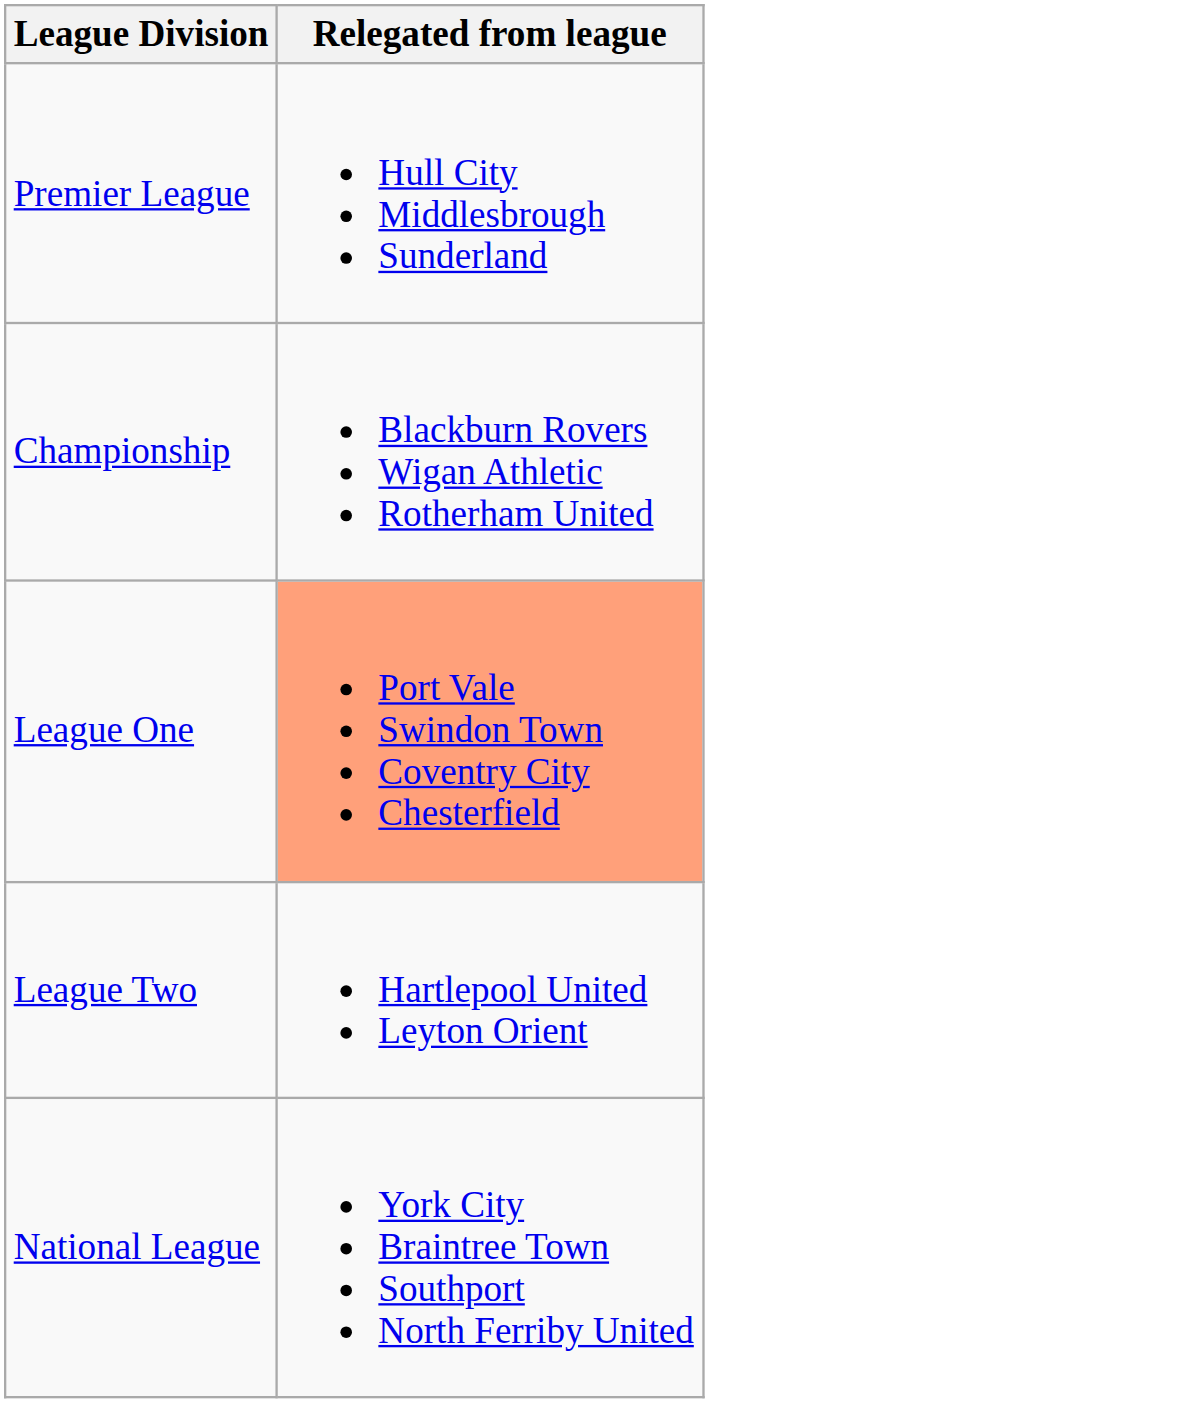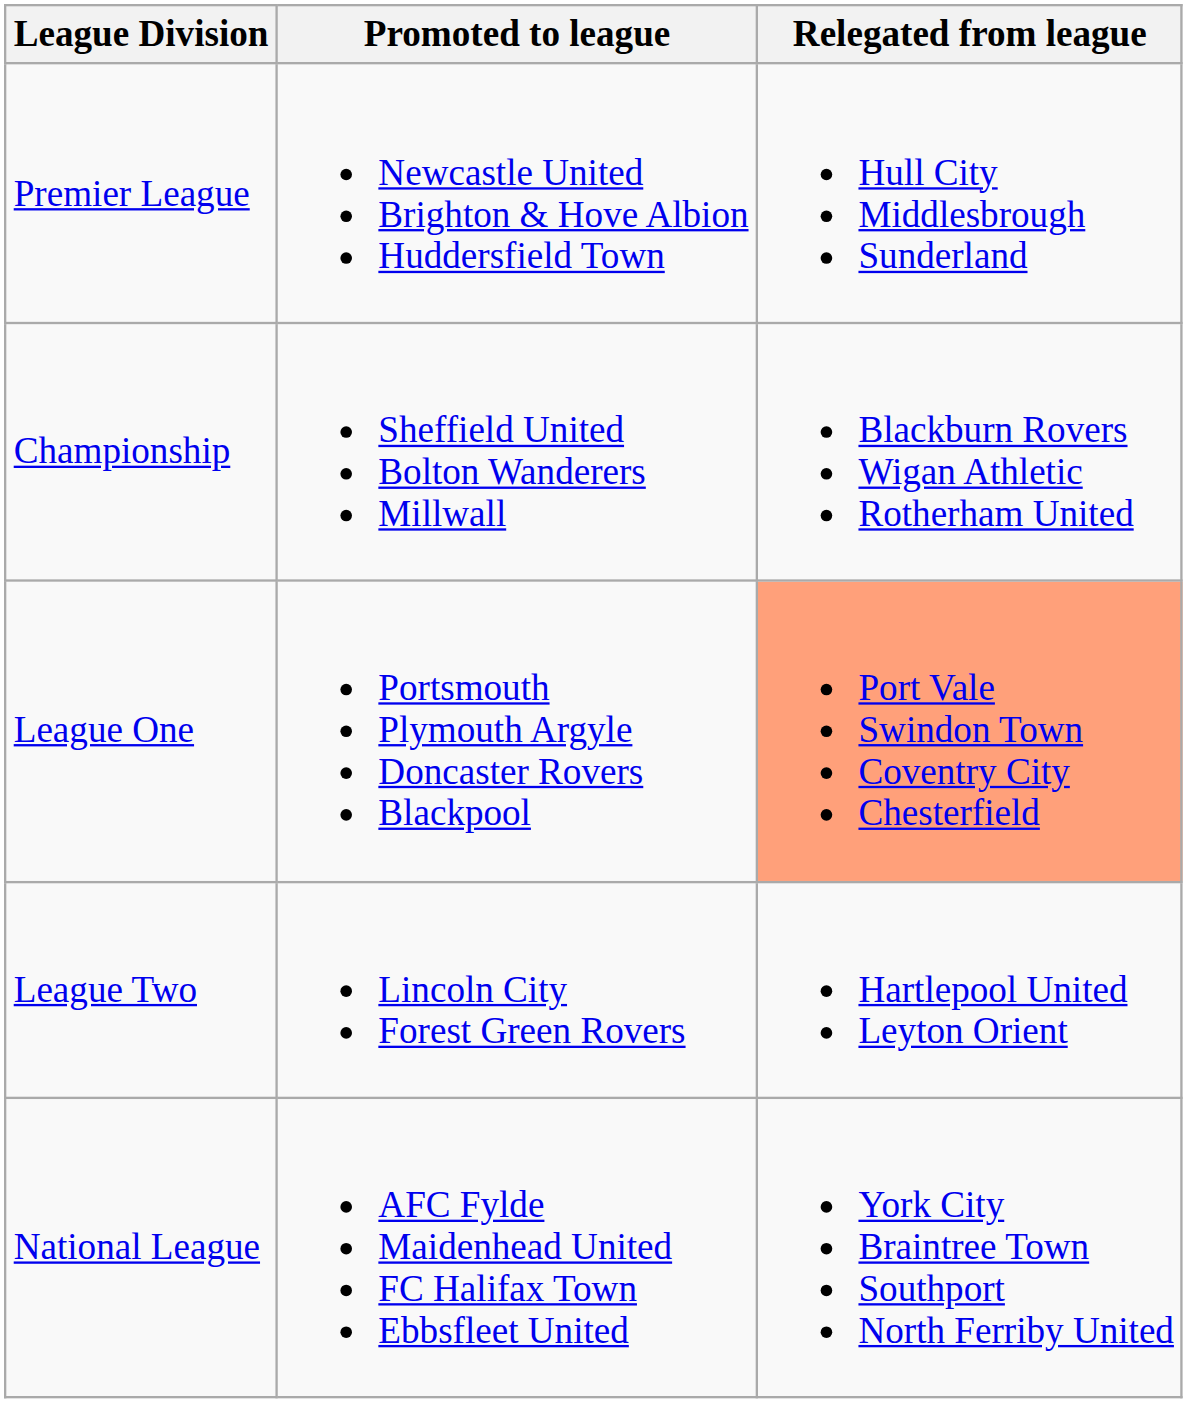+ column: (517, 33)
